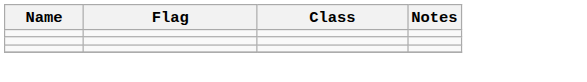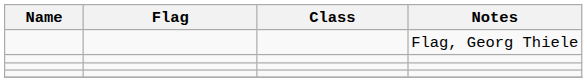+ row: (44, 42)
